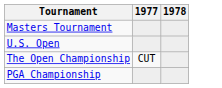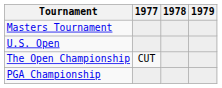+ column: (203, 13)
